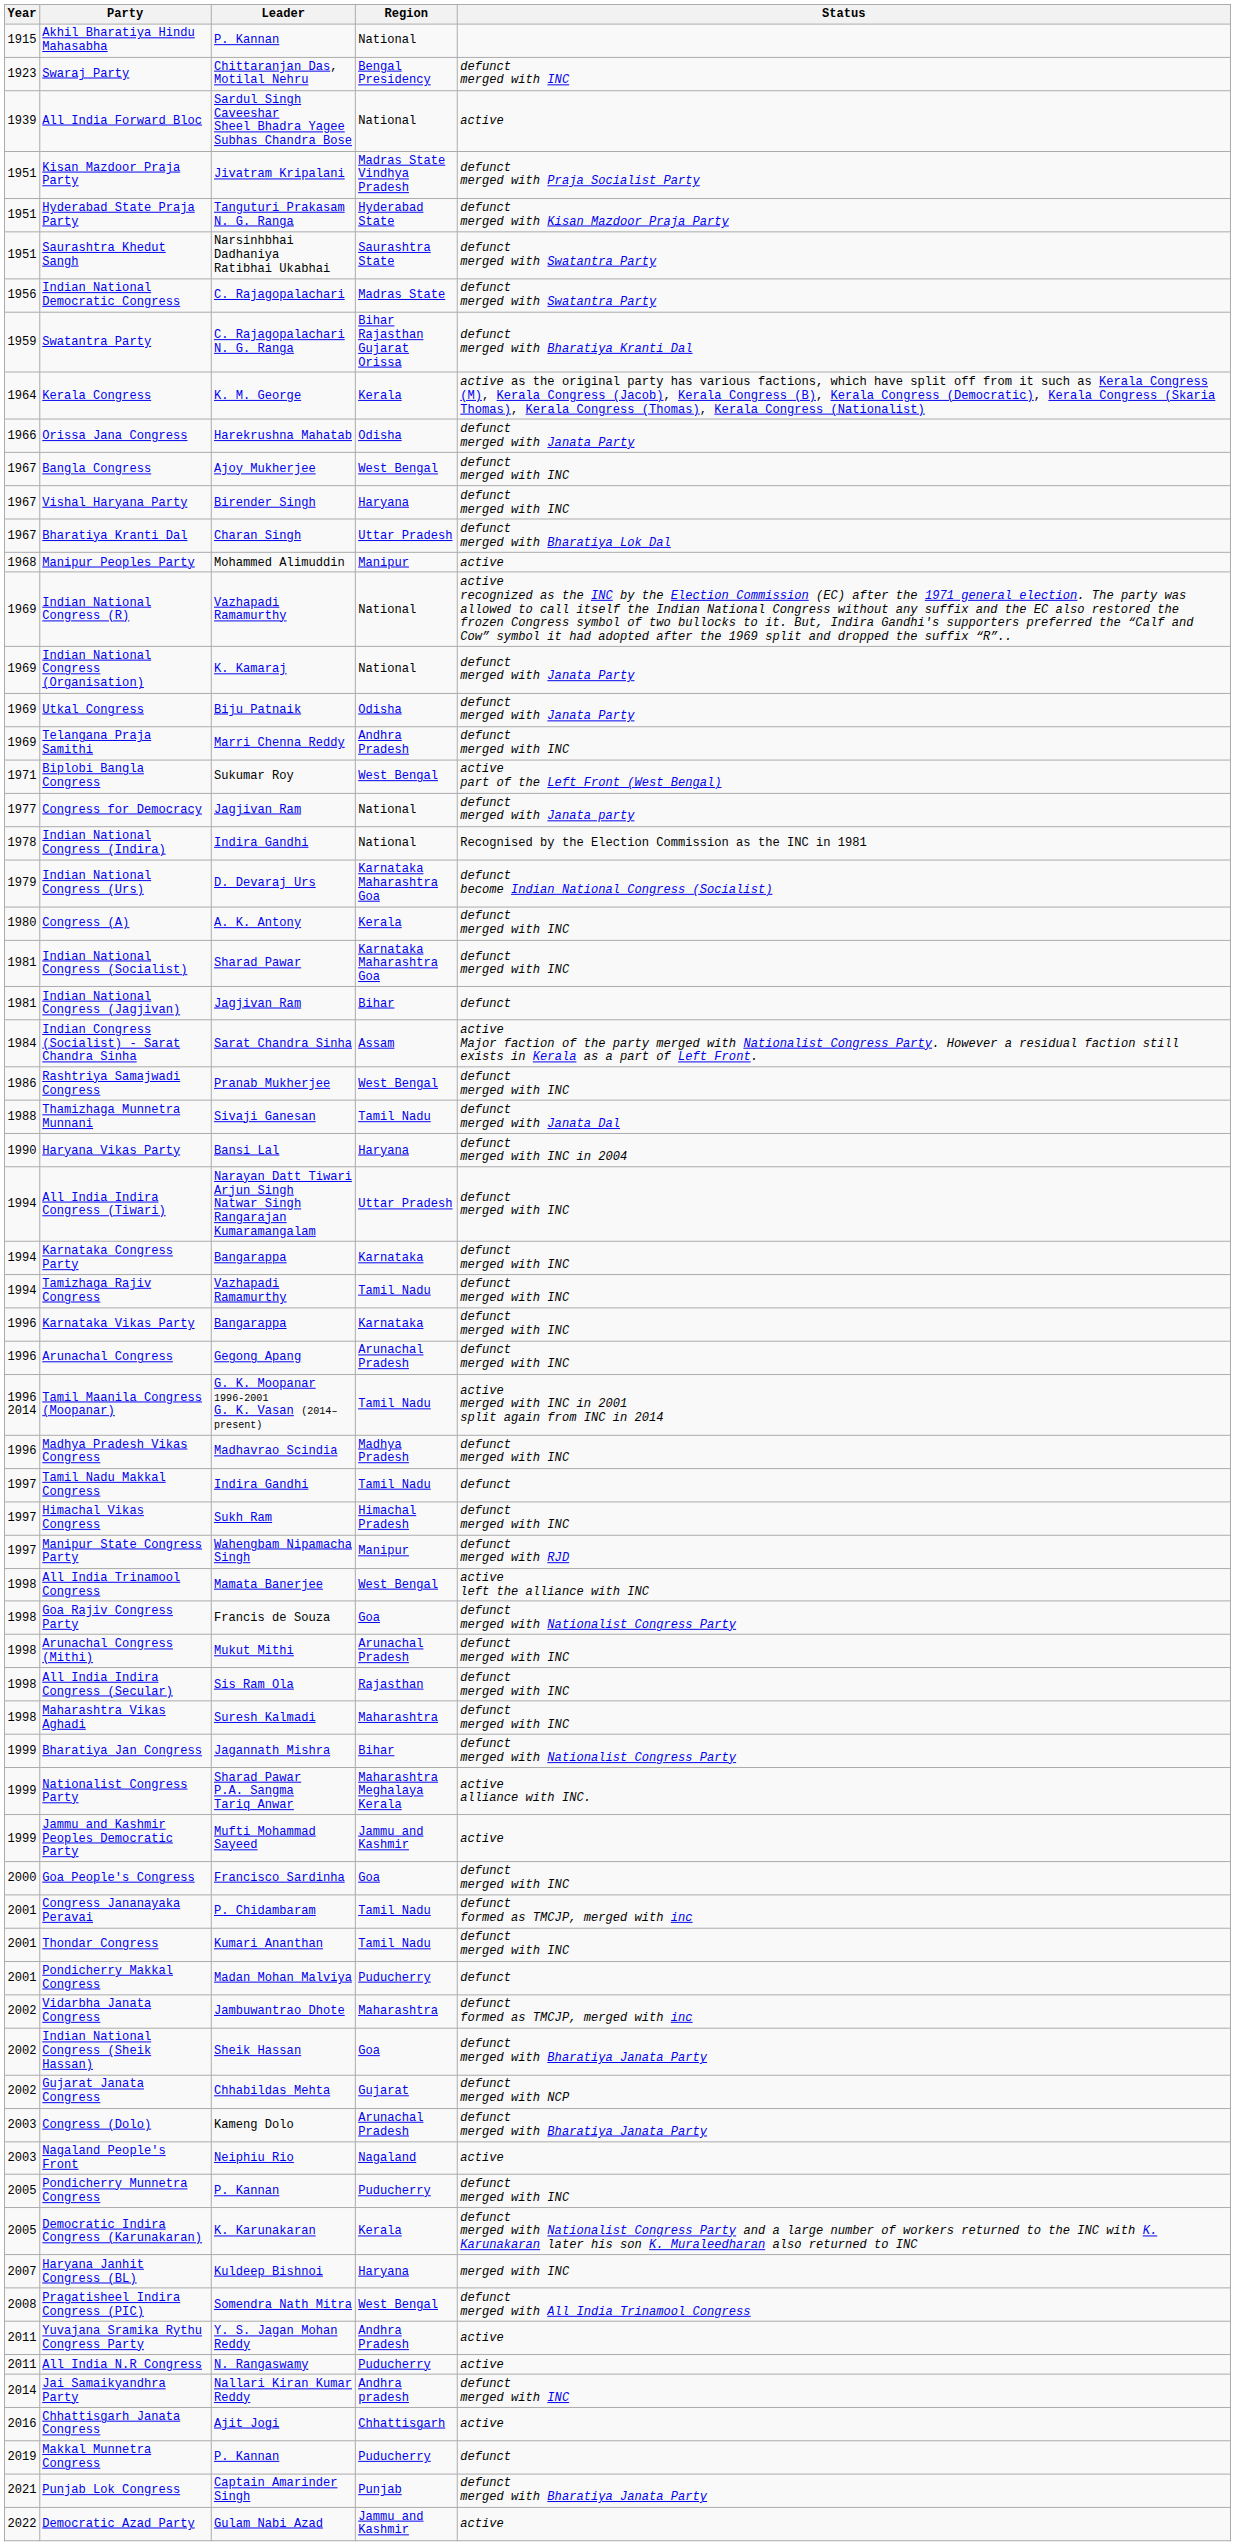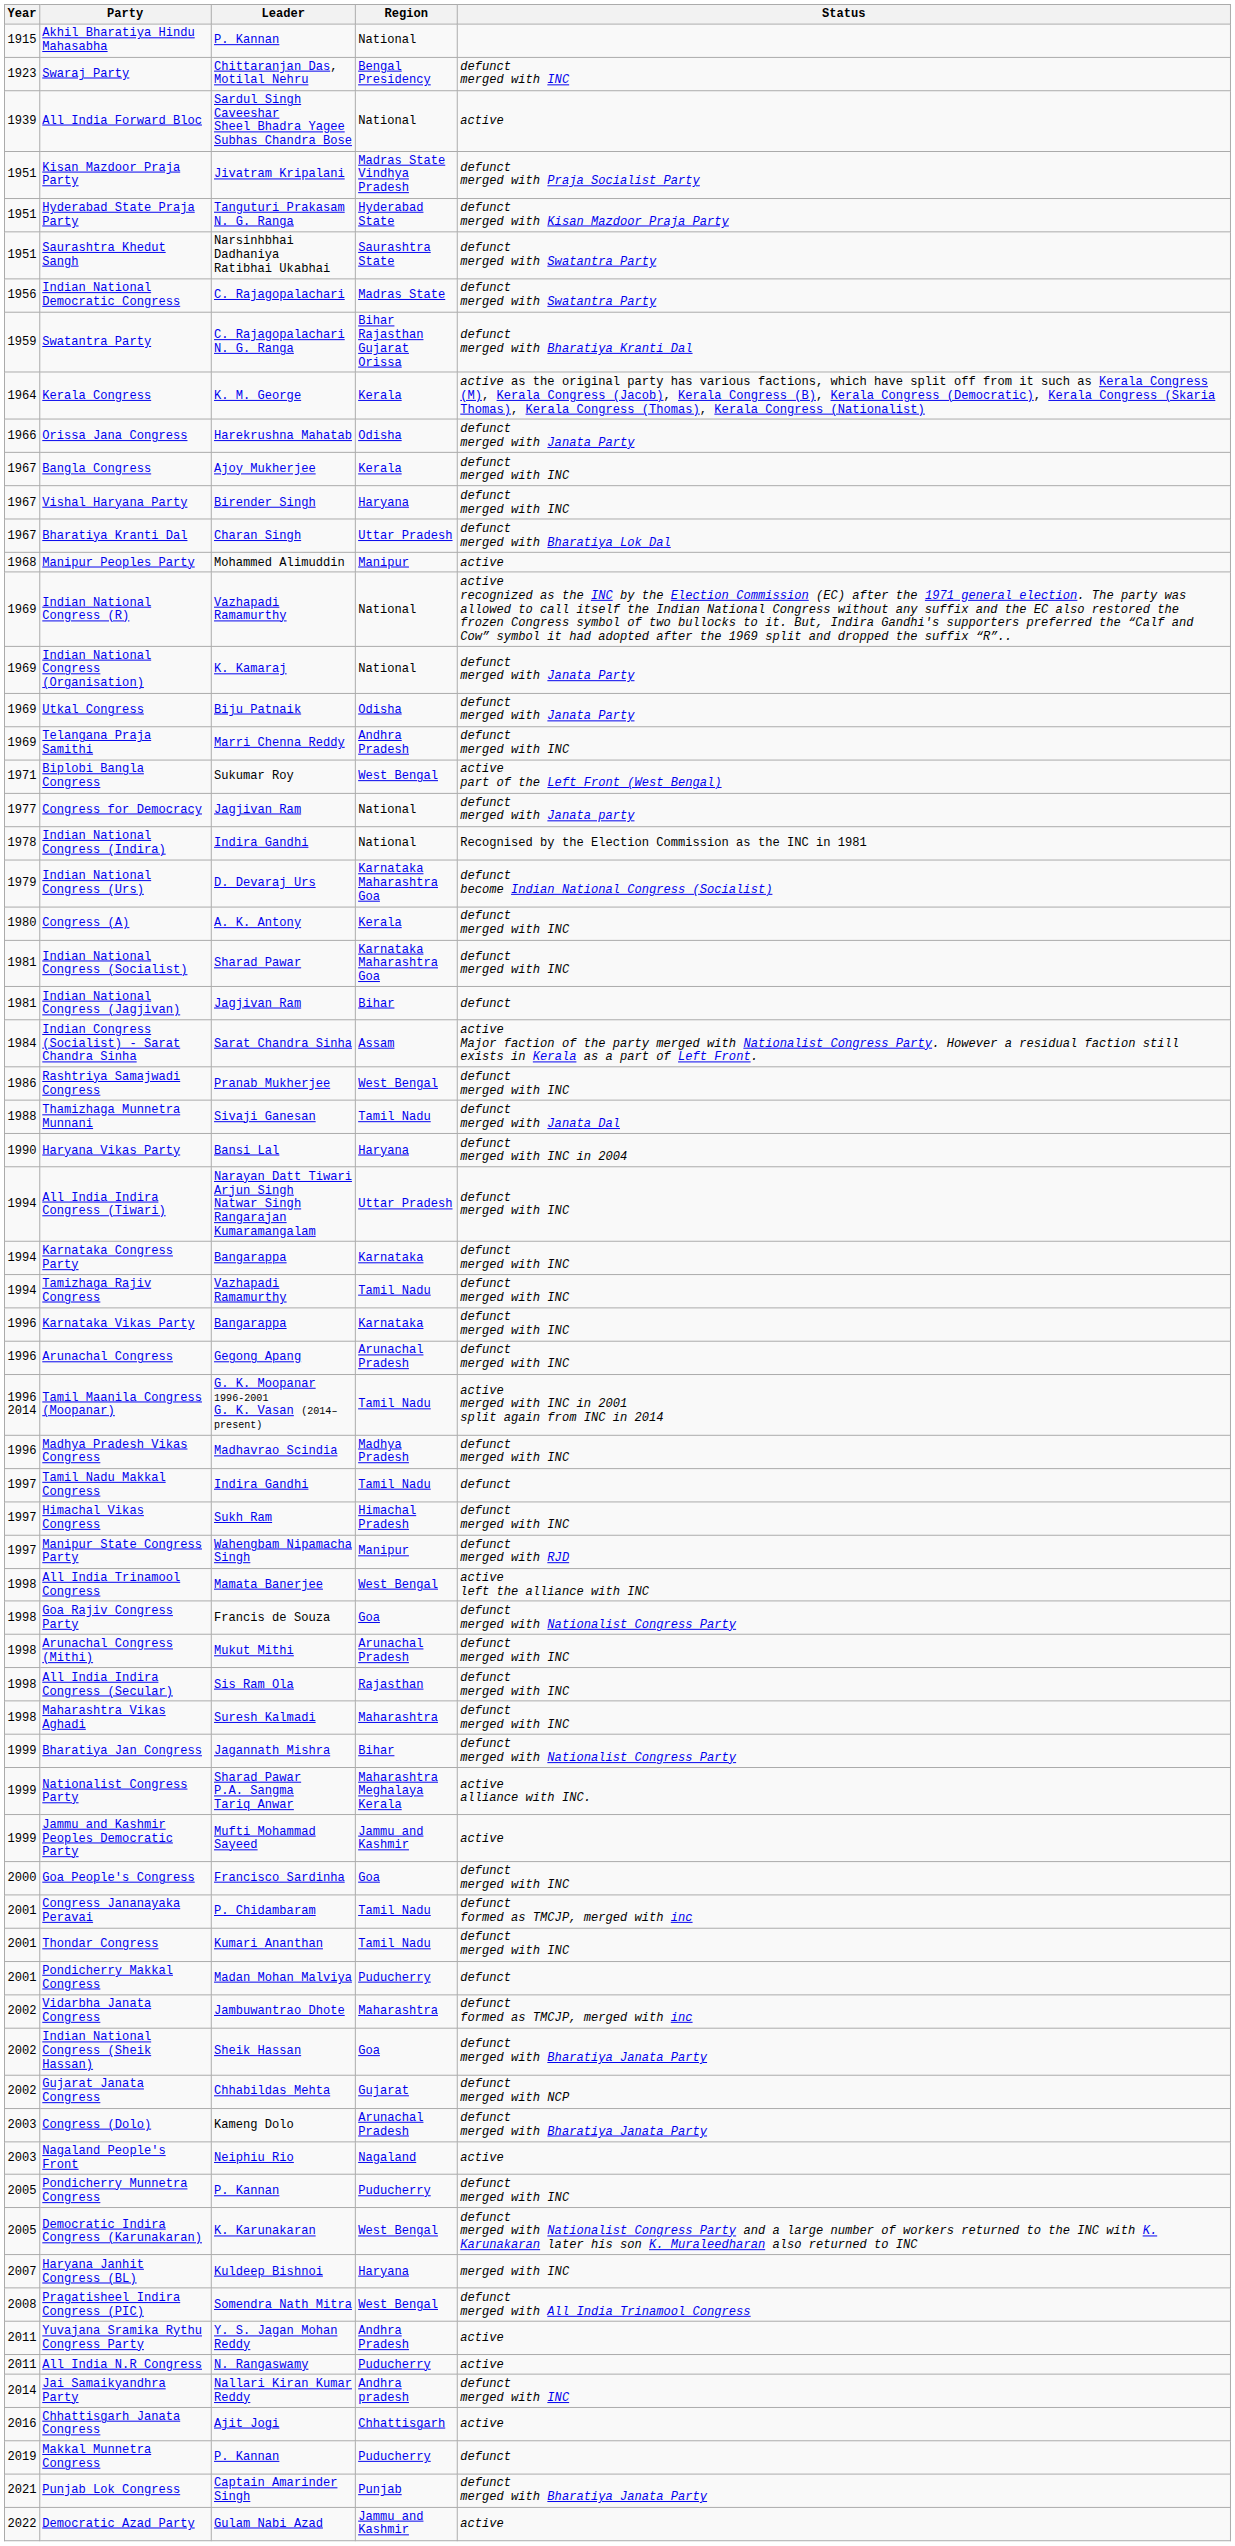(398, 470) West Bengal -> (380, 470) Kerala
(380, 2232) Kerala -> (398, 2232) West Bengal
